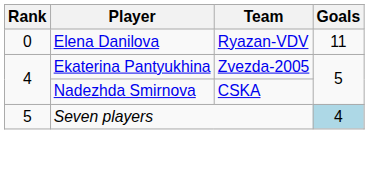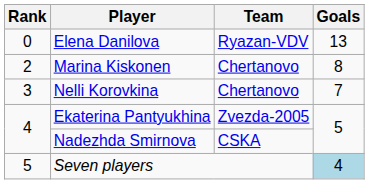(338, 41) 11 -> (338, 41) 13
+ row: (112, 66)
+ row: (106, 91)
